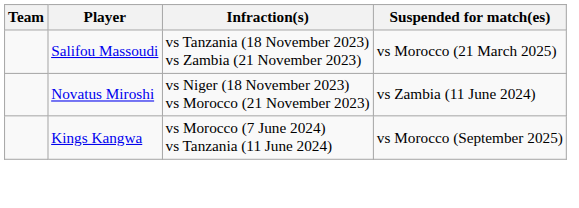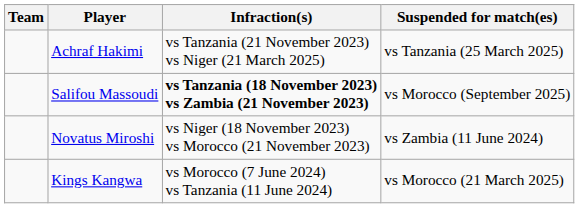+ row: (97, 51)
(267, 51) normal -> (271, 94) bold
(467, 51) vs Morocco (21 March 2025) -> (477, 94) vs Morocco (September 2025)
(470, 138) vs Morocco (September 2025) -> (474, 181) vs Morocco (21 March 2025)
